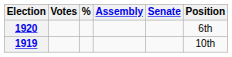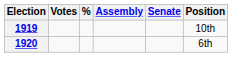rows swapped: (26, 44) <-> (26, 28)
